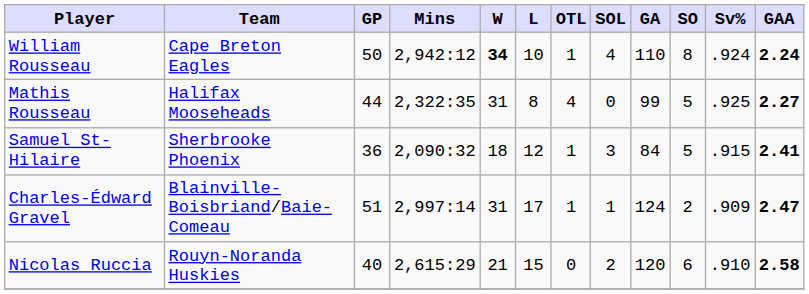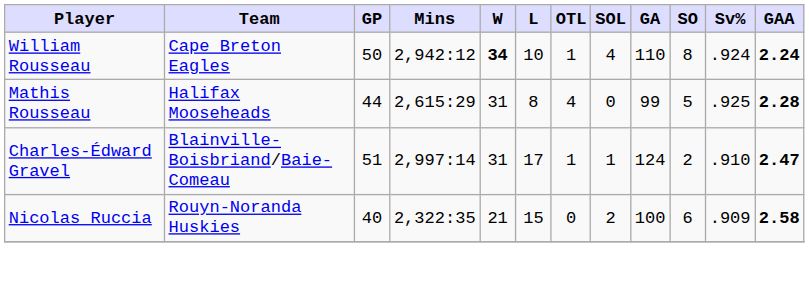(435, 104) 2,322:35 -> (435, 104) 2,615:29
(779, 104) 2.27 -> (779, 104) 2.28
- row: (60, 151)
(730, 208) .909 -> (730, 161) .910
(435, 265) 2,615:29 -> (435, 218) 2,322:35
(650, 265) 120 -> (650, 218) 100
(730, 265) .910 -> (730, 218) .909
